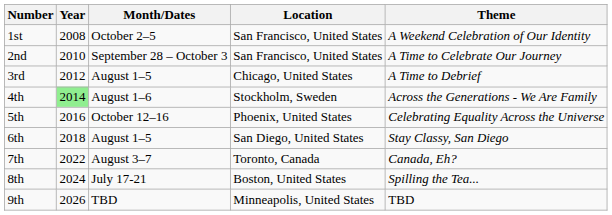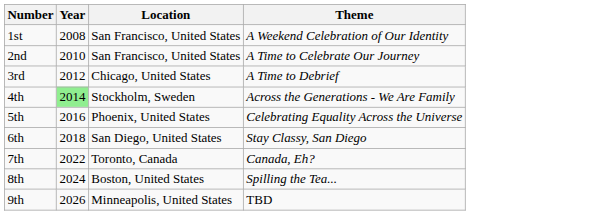- column: (159, 14)
